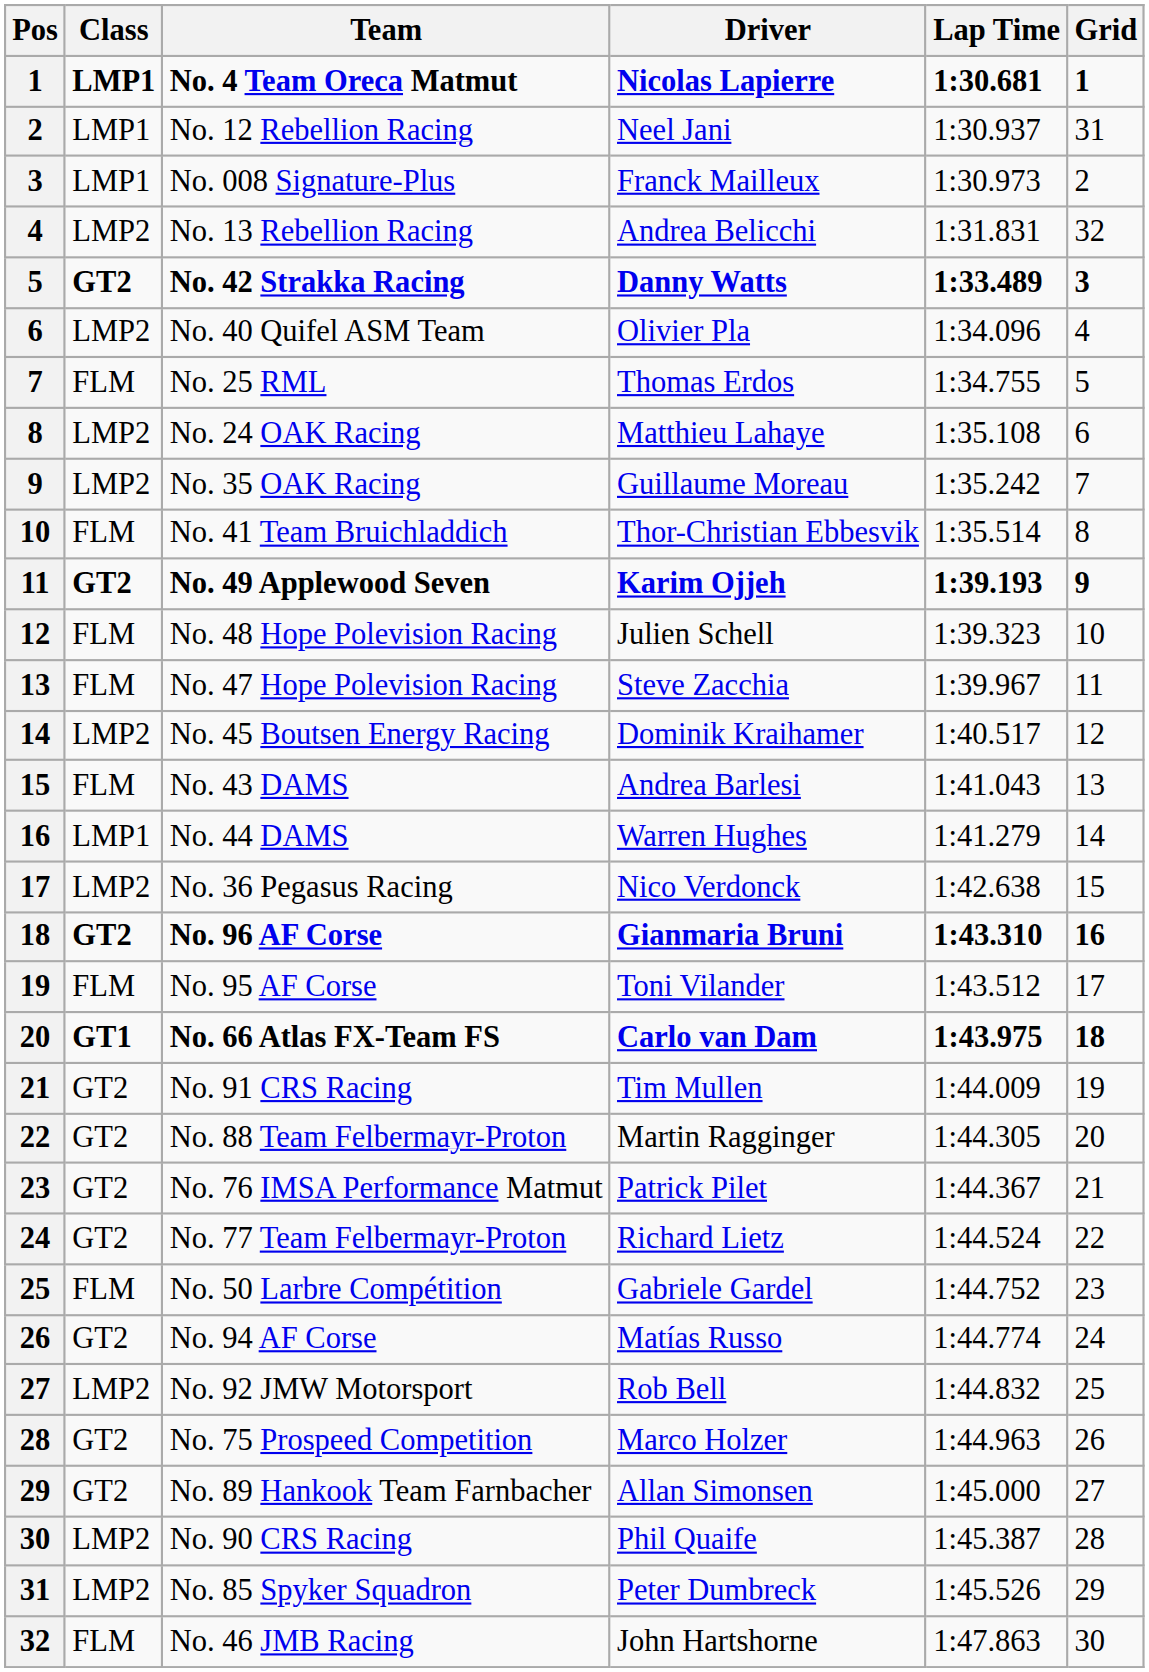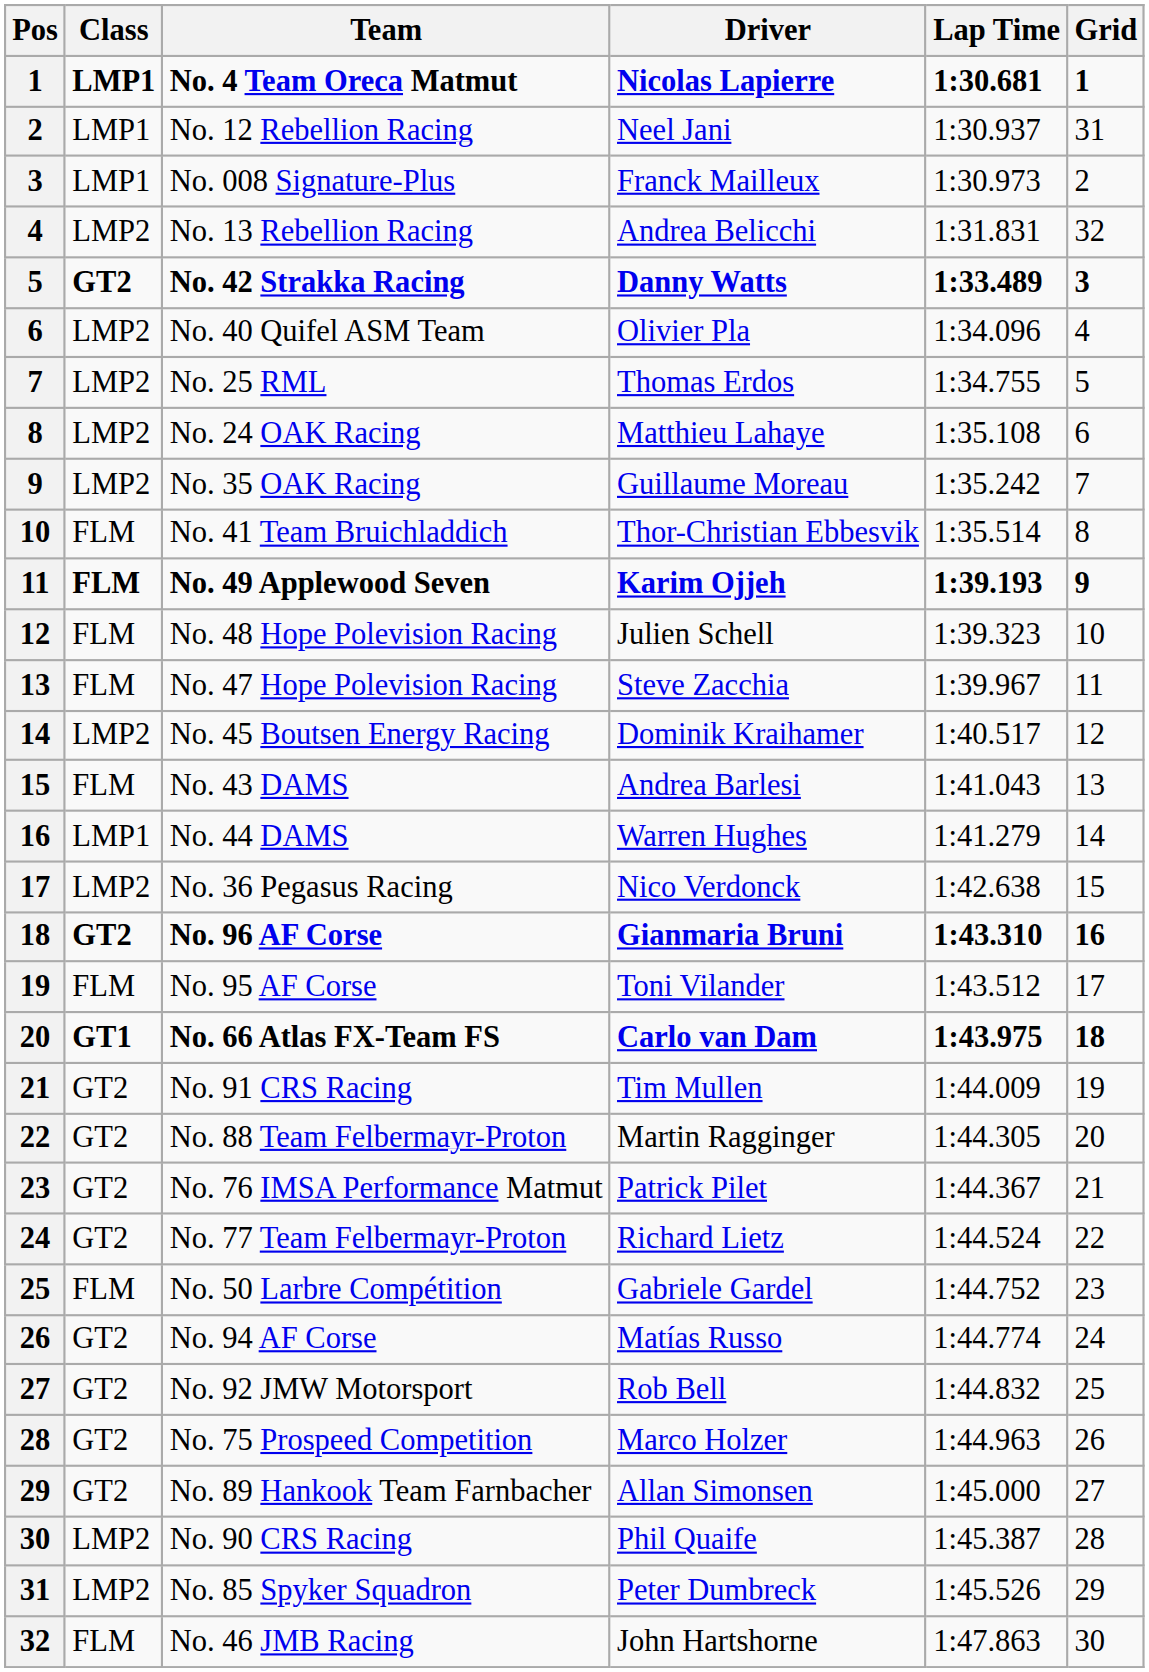(104, 382) FLM -> (111, 382) LMP2
(102, 583) GT2 -> (106, 583) FLM
(111, 1389) LMP2 -> (100, 1389) GT2
